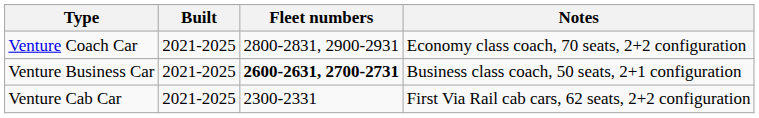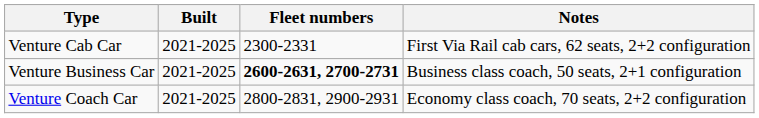rows swapped: (73, 44) <-> (65, 98)
